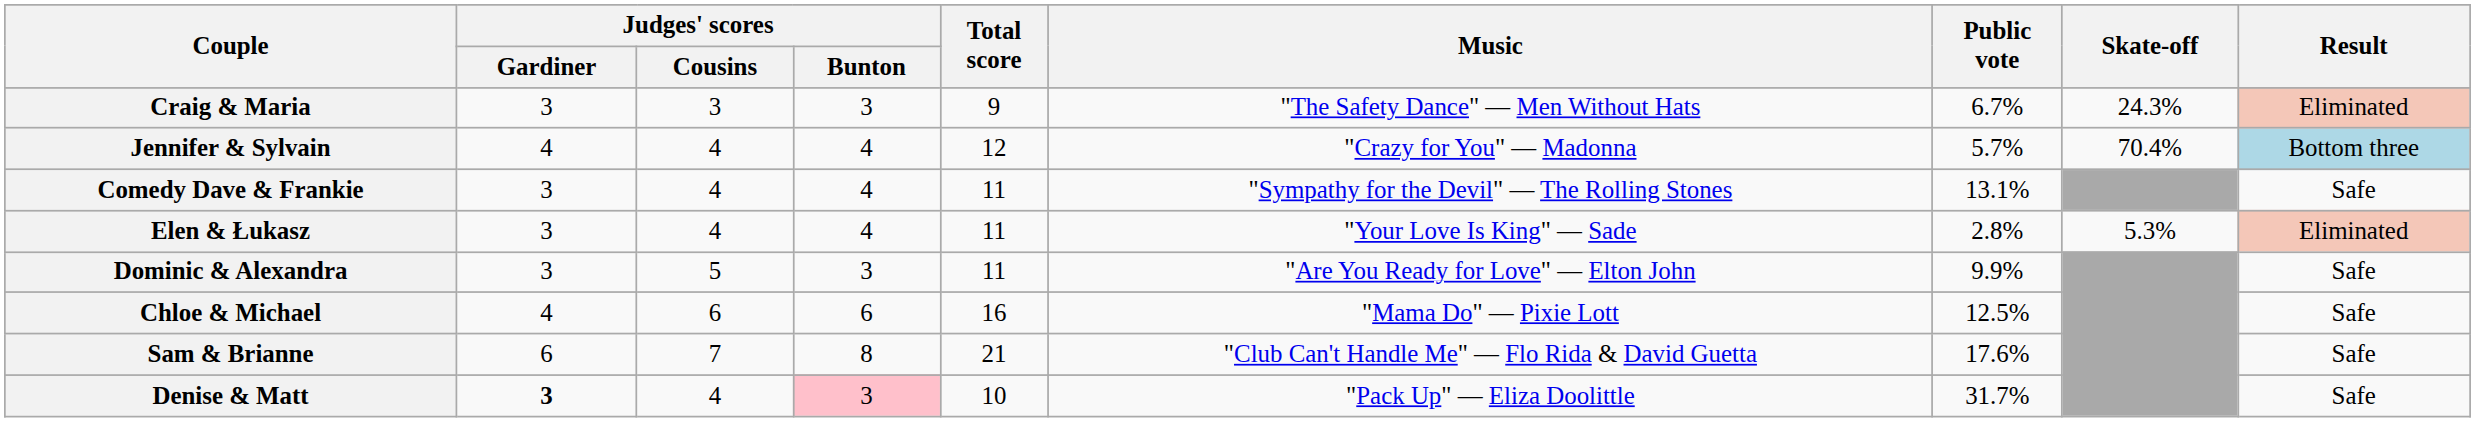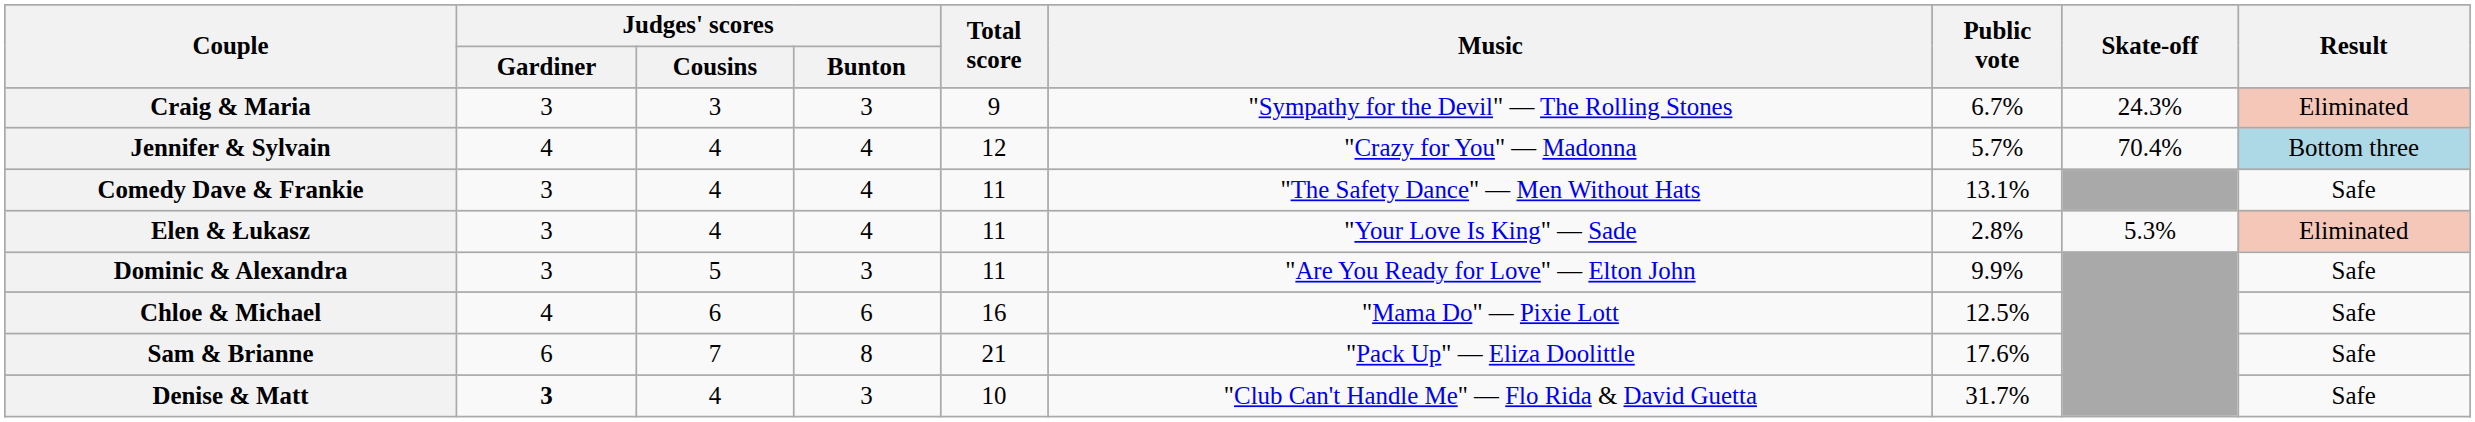(1490, 107) "The Safety Dance" — Men Without Hats -> (1490, 107) "Sympathy for the Devil" — The Rolling Stones
(1490, 189) "Sympathy for the Devil" — The Rolling Stones -> (1490, 189) "The Safety Dance" — Men Without Hats
(1490, 354) "Club Can't Handle Me" — Flo Rida & David Guetta -> (1490, 354) "Pack Up" — Eliza Doolittle
(866, 395) pink background -> (866, 395) no background
(1490, 395) "Pack Up" — Eliza Doolittle -> (1490, 395) "Club Can't Handle Me" — Flo Rida & David Guetta
